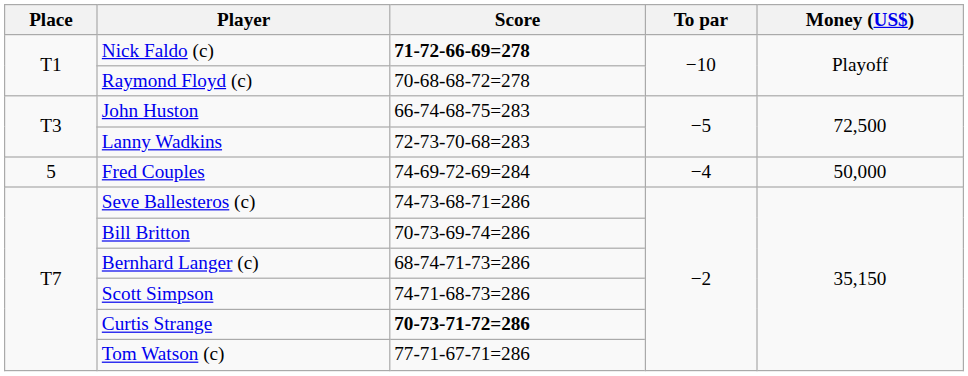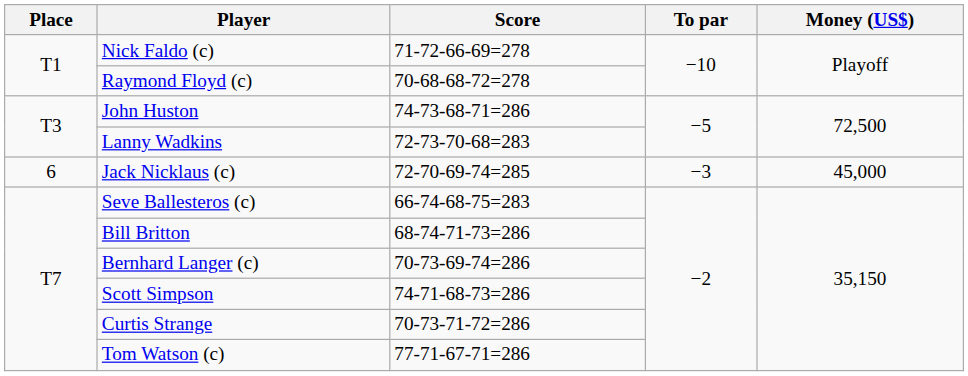(462, 50) bold -> (462, 50) normal
(462, 111) 66-74-68-75=283 -> (462, 111) 74-73-68-71=286
- row: (153, 171)
+ row: (169, 171)
(462, 202) 74-73-68-71=286 -> (462, 202) 66-74-68-75=283
(462, 232) 70-73-69-74=286 -> (462, 232) 68-74-71-73=286
(462, 263) 68-74-71-73=286 -> (462, 263) 70-73-69-74=286
(462, 324) bold -> (462, 324) normal
